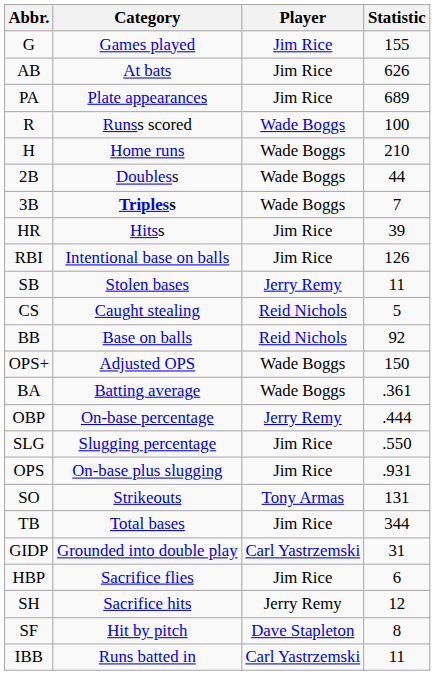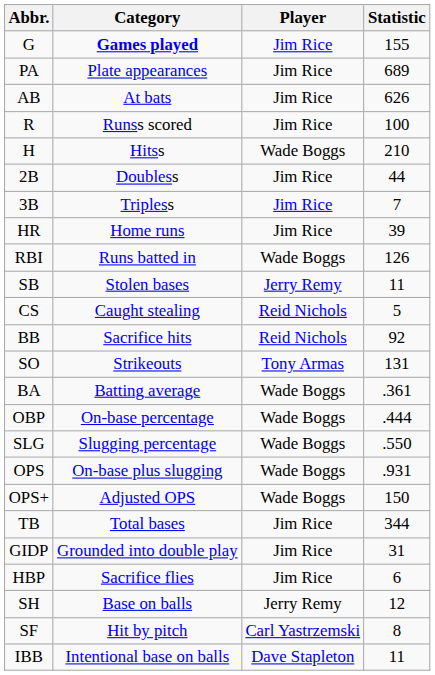(147, 44) normal -> (147, 44) bold
rows swapped: (29, 97) <-> (29, 71)
(303, 124) Wade Boggs -> (303, 124) Jim Rice
(147, 151) Home runs -> (147, 151) Hitss
(303, 177) Wade Boggs -> (303, 177) Jim Rice
(147, 204) bold -> (147, 204) normal
(303, 204) Wade Boggs -> (303, 204) Jim Rice
(147, 230) Hitss -> (147, 230) Home runs
(147, 257) Intentional base on balls -> (147, 257) Runs batted in
(303, 257) Jim Rice -> (303, 257) Wade Boggs
(147, 337) Base on balls -> (147, 337) Sacrifice hits
rows swapped: (29, 497) <-> (29, 364)
(303, 417) Jerry Remy -> (303, 417) Wade Boggs
(303, 444) Jim Rice -> (303, 444) Wade Boggs
(303, 470) Jim Rice -> (303, 470) Wade Boggs
(303, 550) Carl Yastrzemski -> (303, 550) Jim Rice
(147, 603) Sacrifice hits -> (147, 603) Base on balls
(303, 630) Dave Stapleton -> (303, 630) Carl Yastrzemski
(147, 657) Runs batted in -> (147, 657) Intentional base on balls
(303, 657) Carl Yastrzemski -> (303, 657) Dave Stapleton
